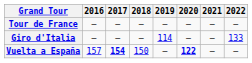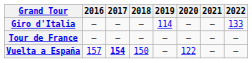rows swapped: (43, 38) <-> (43, 24)
(188, 51) bold -> (188, 51) normal
